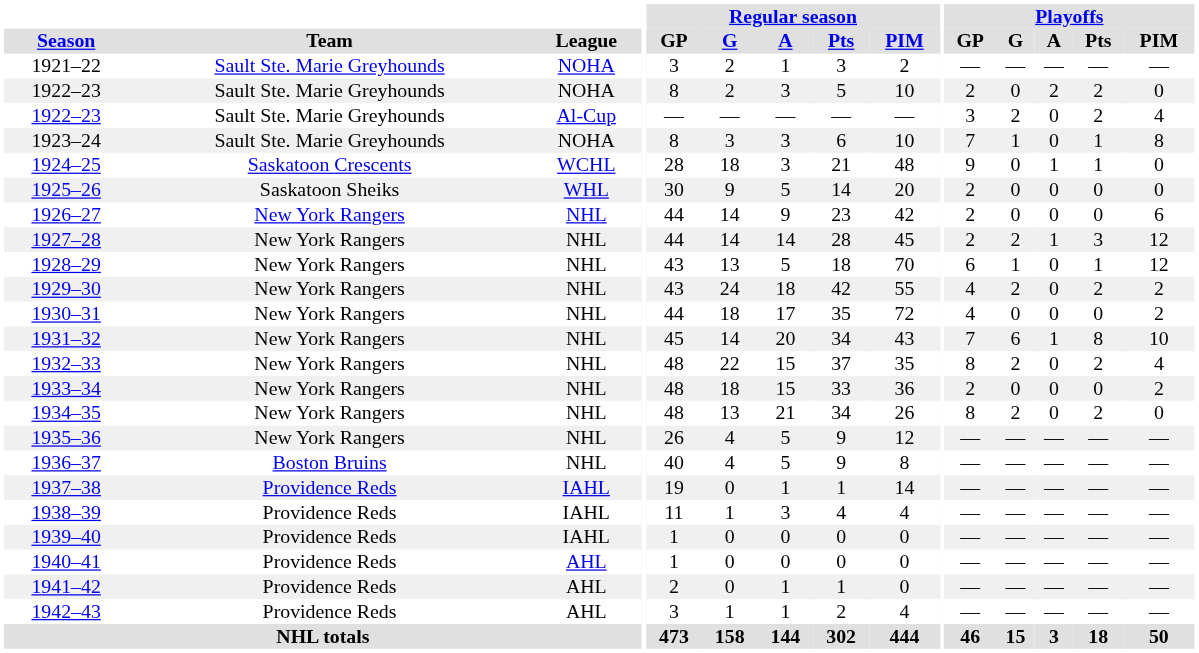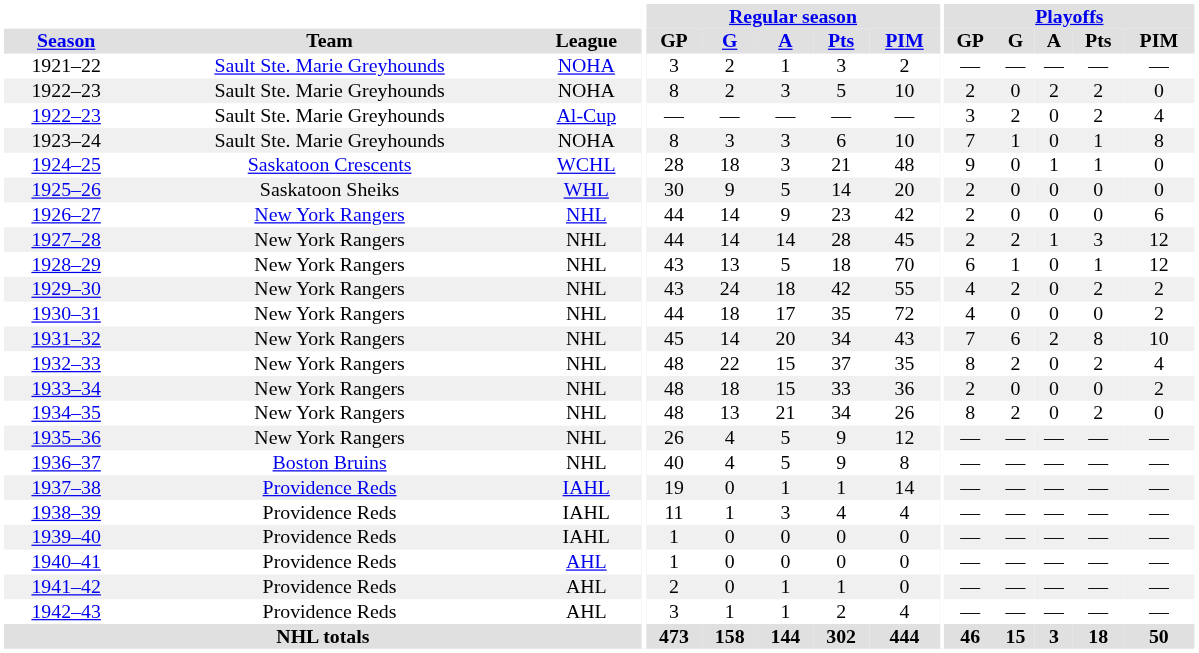(1054, 338) 1 -> (1054, 338) 2
